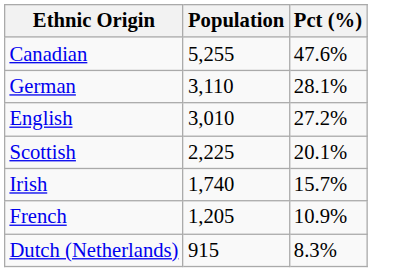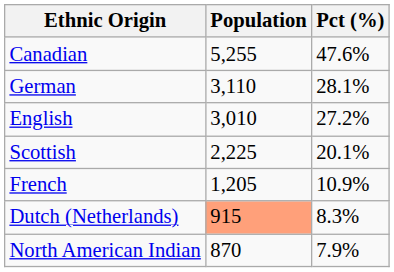- row: (28, 184)
(203, 250) no background -> (226, 217) lightsalmon background
+ row: (105, 250)
